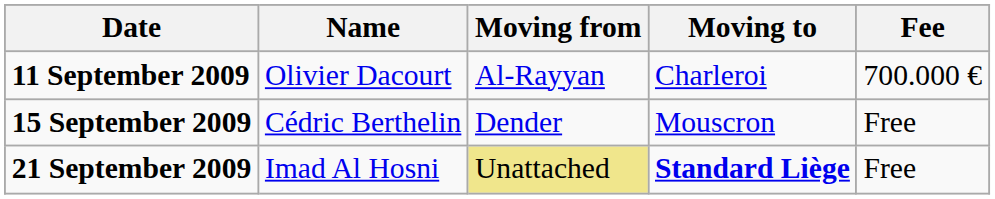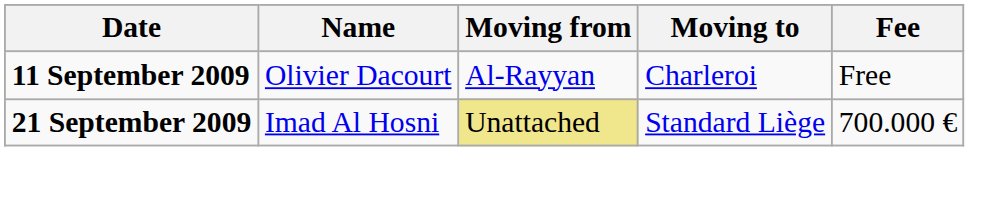(923, 74) 700.000 € -> (865, 74) Free
- row: (132, 121)
(752, 168) bold -> (735, 121) normal
(890, 168) Free -> (898, 121) 700.000 €
